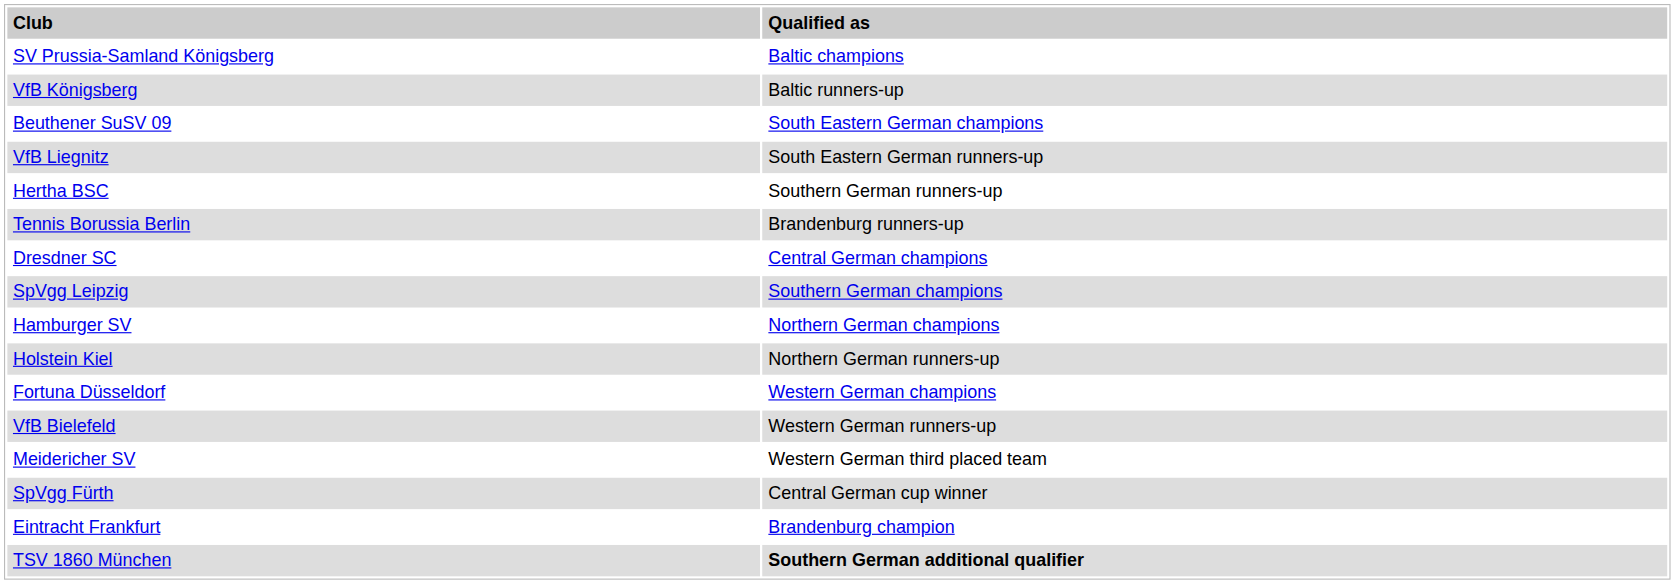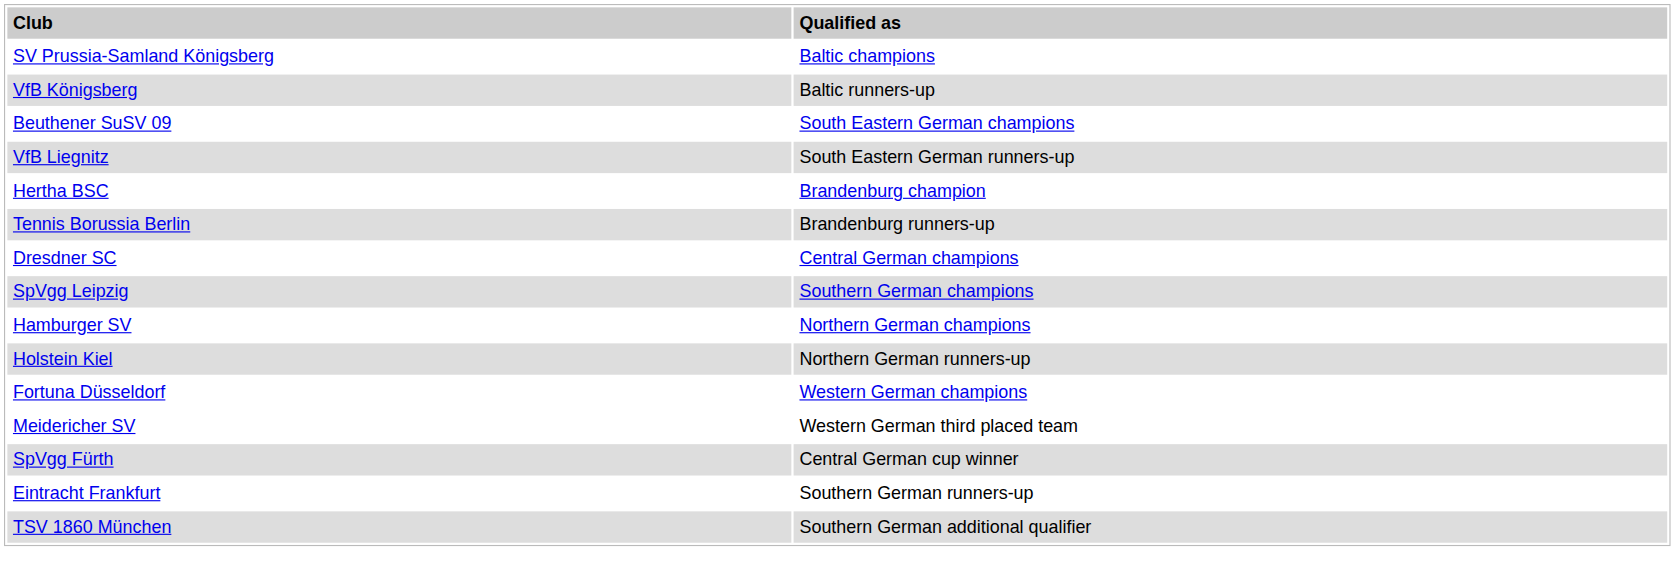(885, 190) Southern German runners-up -> (893, 190) Brandenburg champion
- row: (64, 426)
(862, 526) Brandenburg champion -> (917, 493) Southern German runners-up
(926, 560) bold -> (945, 526) normal
